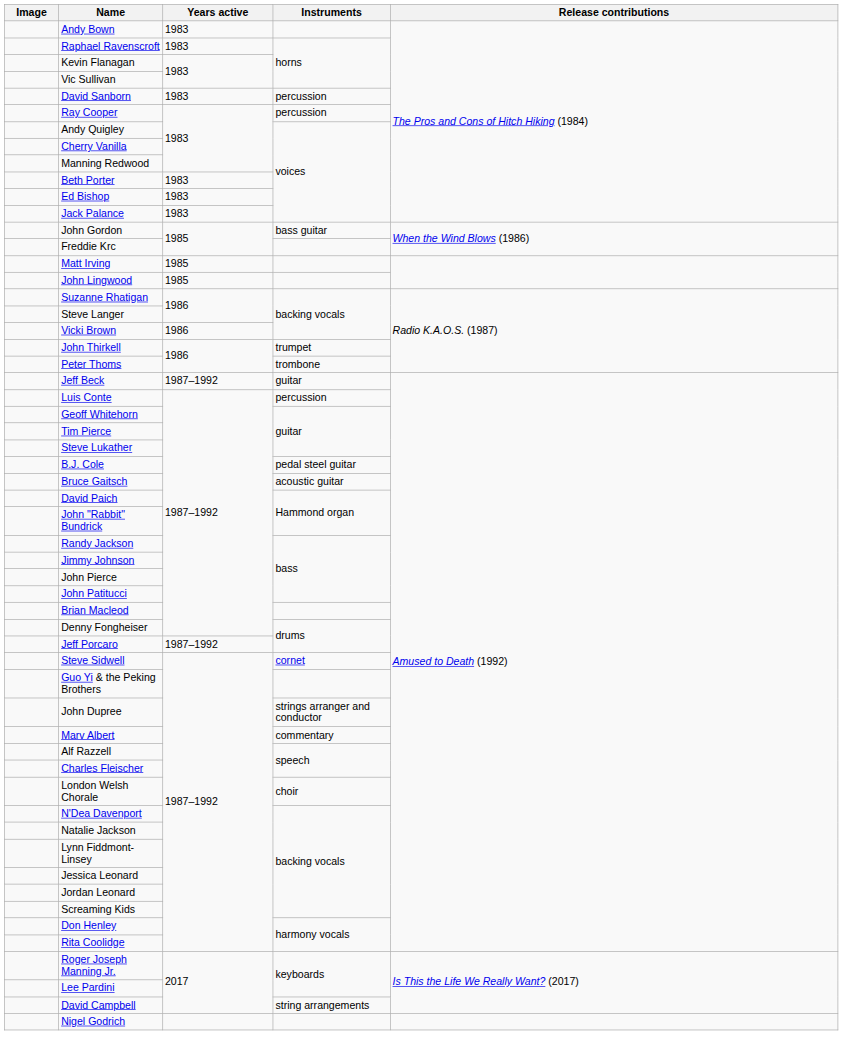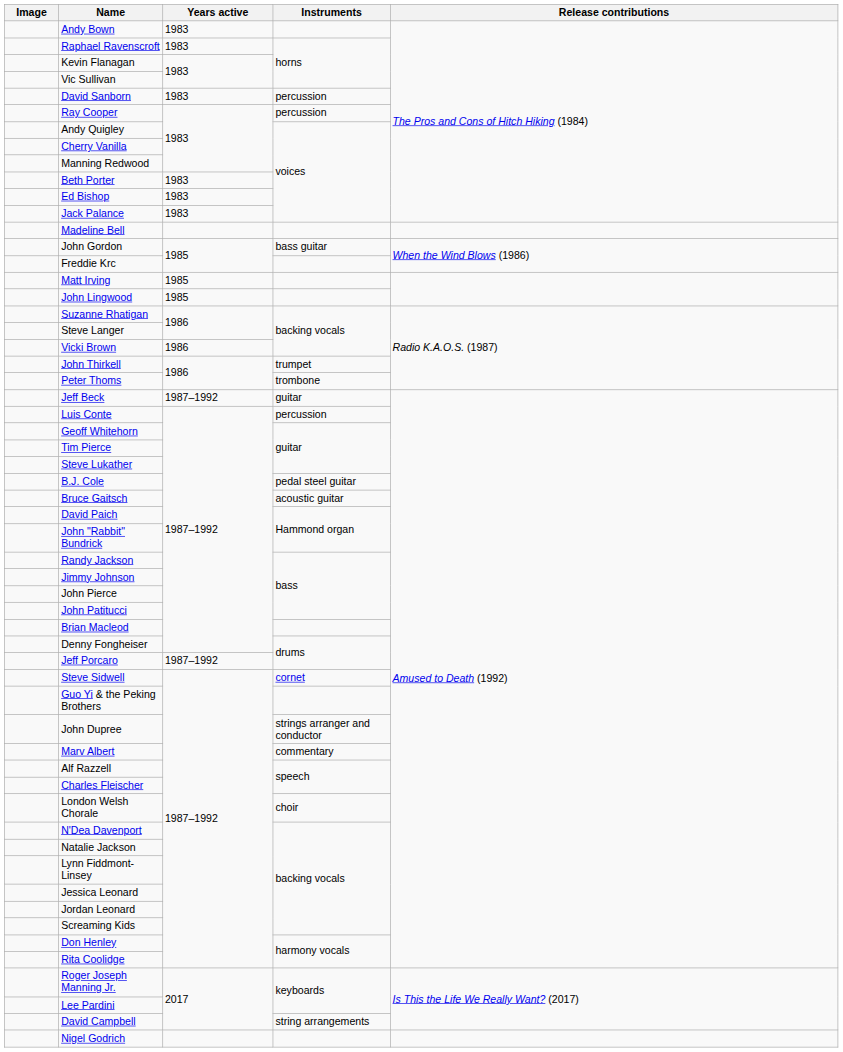+ row: (93, 230)
